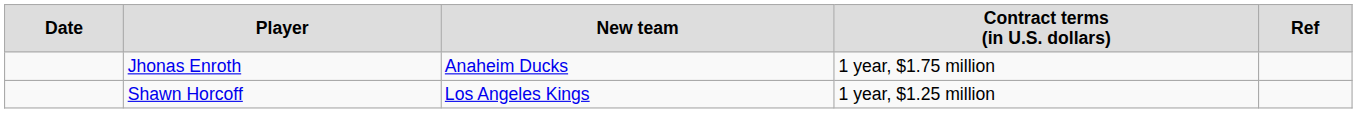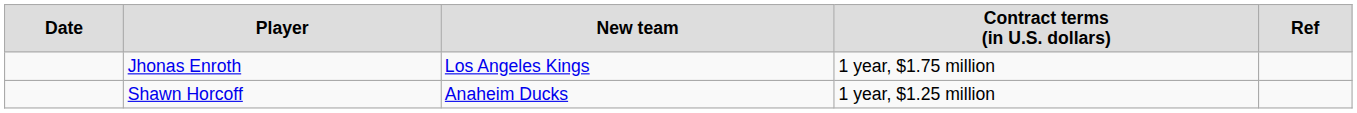(506, 66) Anaheim Ducks -> (517, 66) Los Angeles Kings
(517, 94) Los Angeles Kings -> (506, 94) Anaheim Ducks
